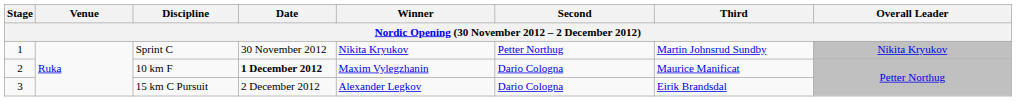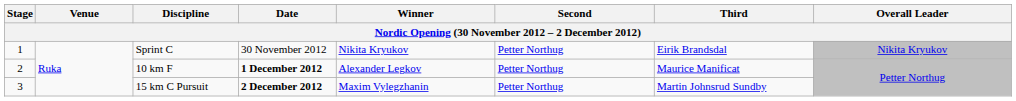(712, 50) Martin Johnsrud Sundby -> (692, 50) Eirik Brandsdal
(384, 68) Maxim Vylegzhanin -> (380, 68) Alexander Legkov
(531, 68) Dario Cologna -> (531, 68) Petter Northug
(280, 87) normal -> (281, 87) bold
(380, 87) Alexander Legkov -> (384, 87) Maxim Vylegzhanin
(531, 87) Dario Cologna -> (531, 87) Petter Northug
(692, 87) Eirik Brandsdal -> (712, 87) Martin Johnsrud Sundby
